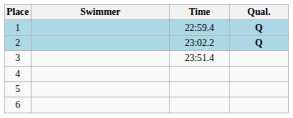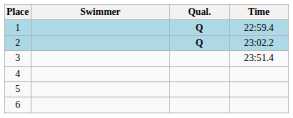columns swapped: (199, 12) <-> (259, 12)
